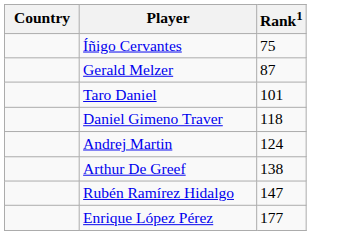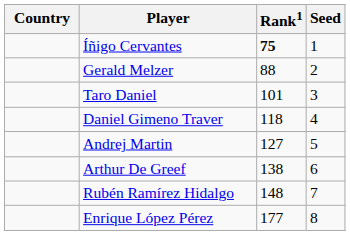+ column: (325, 18)
(268, 45) normal -> (268, 45) bold
(268, 70) 87 -> (268, 70) 88
(272, 144) 124 -> (272, 144) 127
(272, 193) 147 -> (272, 193) 148
